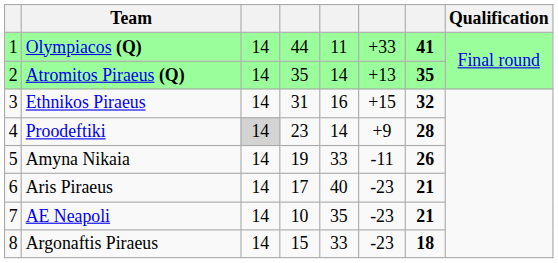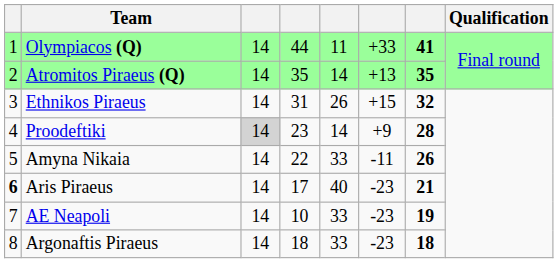(339, 103) 16 -> (339, 103) 26
(300, 159) 19 -> (300, 159) 22
(13, 187) normal -> (13, 187) bold
(339, 215) 35 -> (339, 215) 33
(425, 215) 21 -> (425, 215) 19
(300, 243) 15 -> (300, 243) 18
